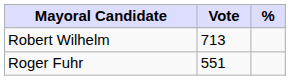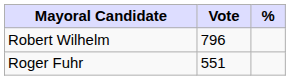(213, 39) 713 -> (213, 39) 796
